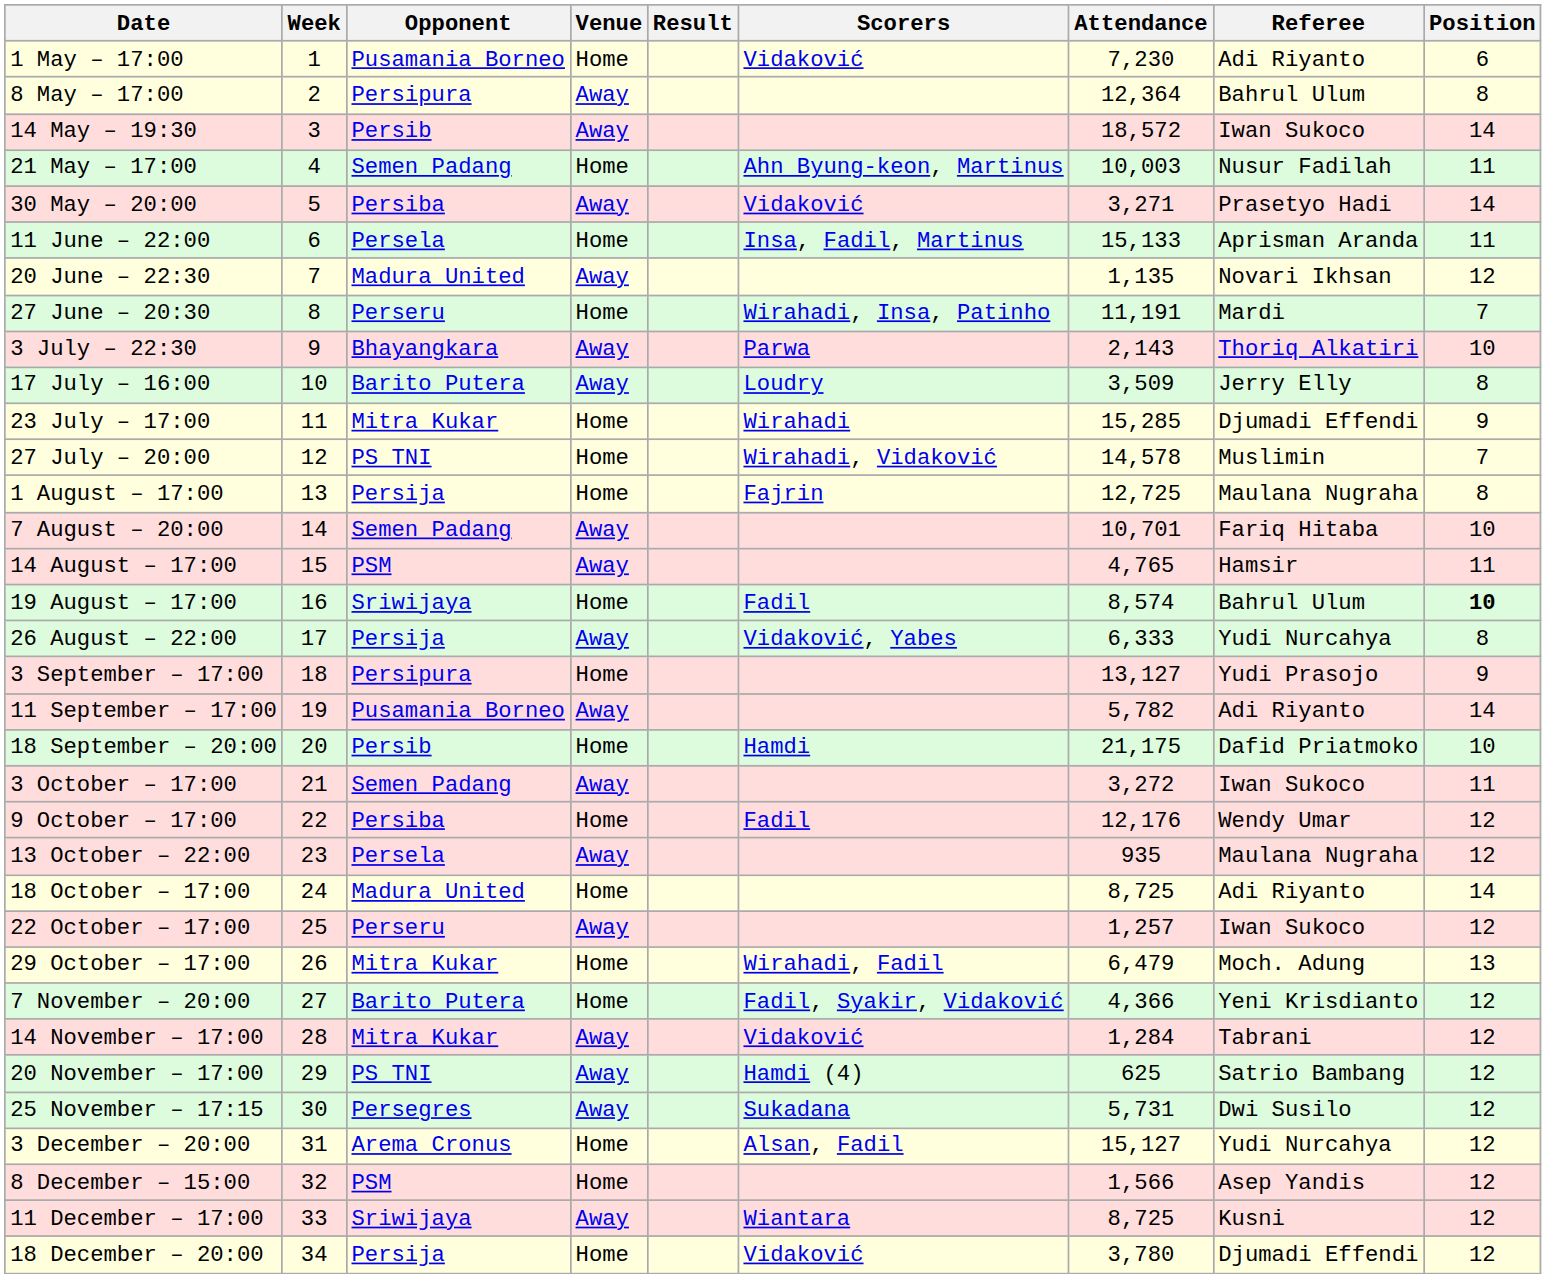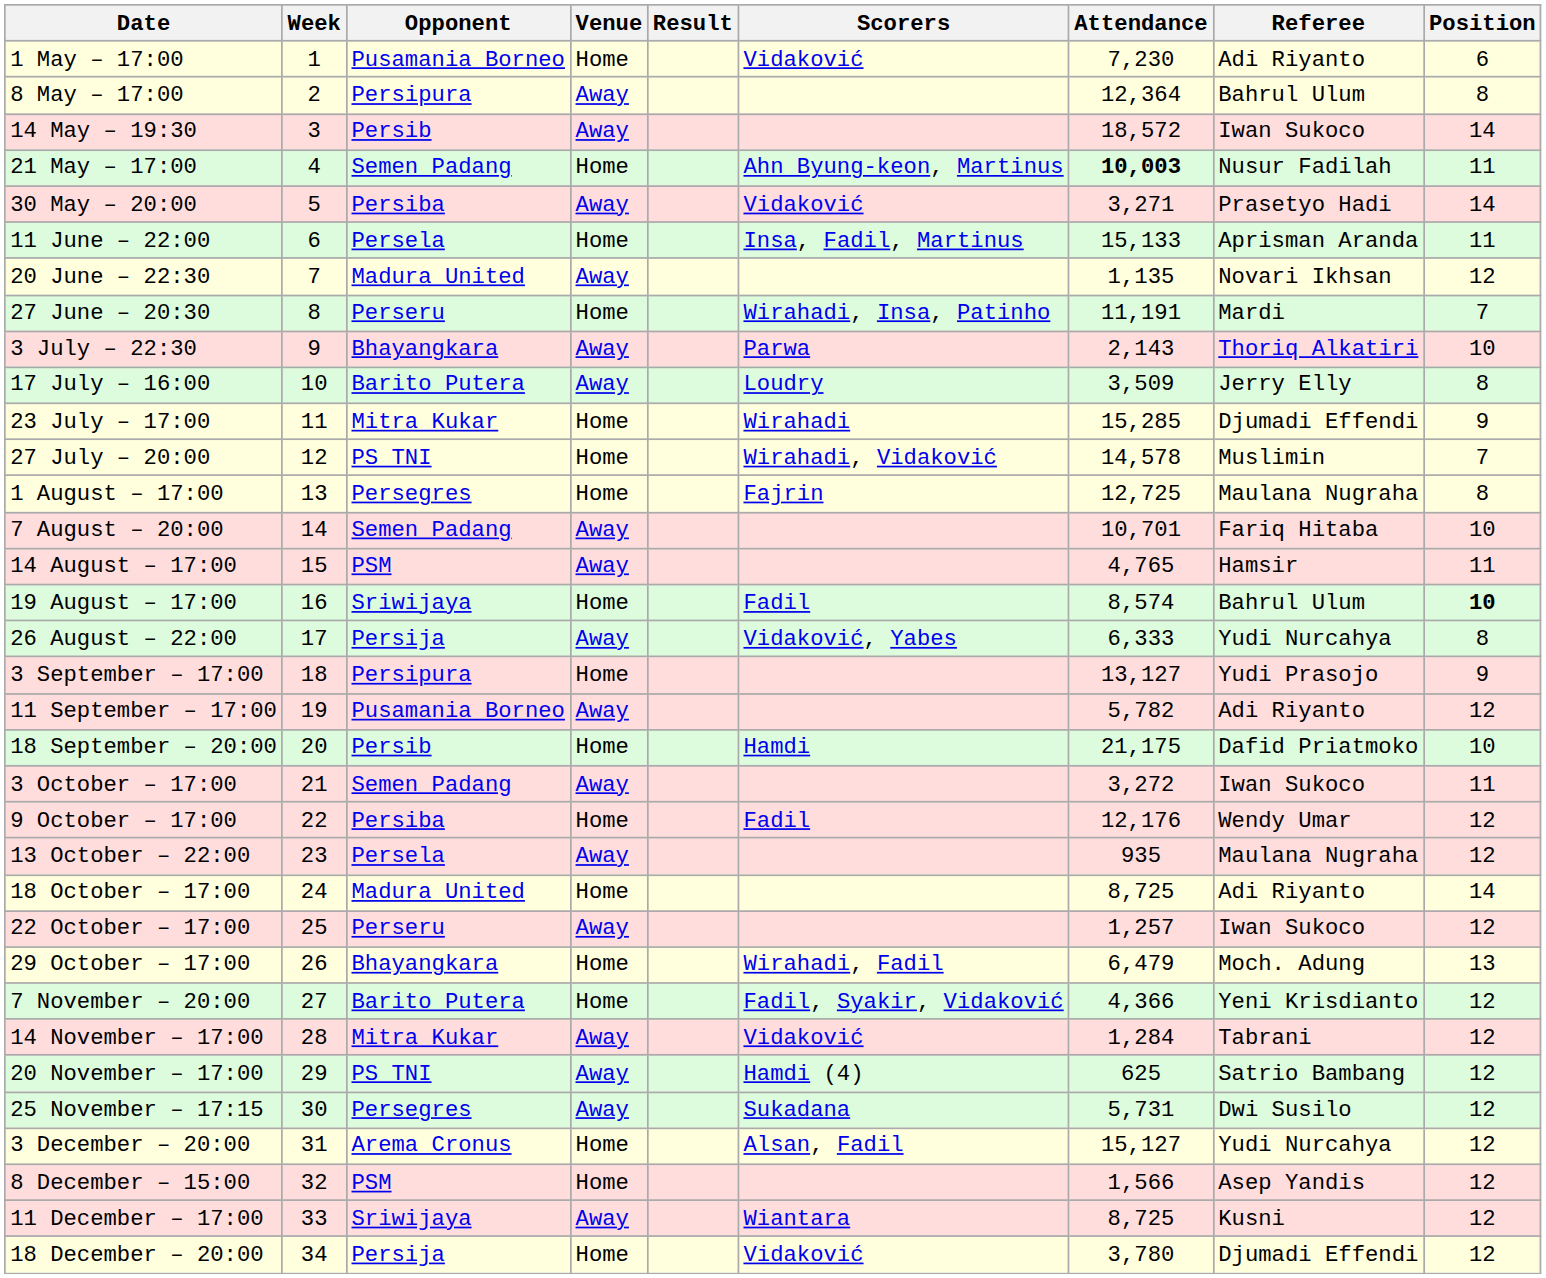(1141, 168) normal -> (1141, 168) bold
(398, 494) Persija -> (412, 494) Persegres
(1482, 711) 14 -> (1482, 711) 12
(425, 965) Mitra Kukar -> (425, 965) Bhayangkara
